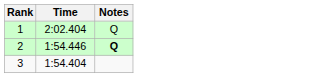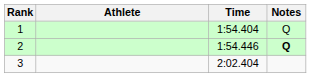+ column: (122, 13)
(65, 30) 2:02.404 -> (238, 30) 1:54.404
(65, 64) 1:54.404 -> (238, 64) 2:02.404
